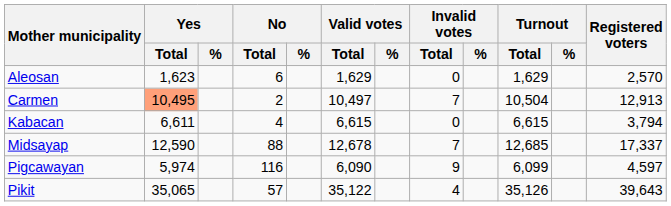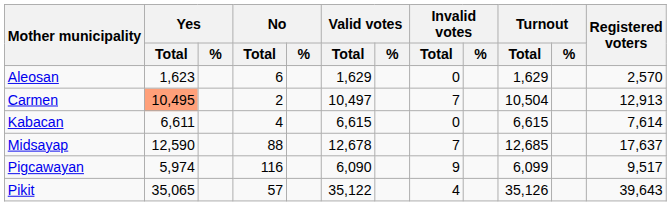(645, 122) 3,794 -> (645, 122) 7,614
(641, 145) 17,337 -> (641, 145) 17,637
(645, 167) 4,597 -> (645, 167) 9,517
